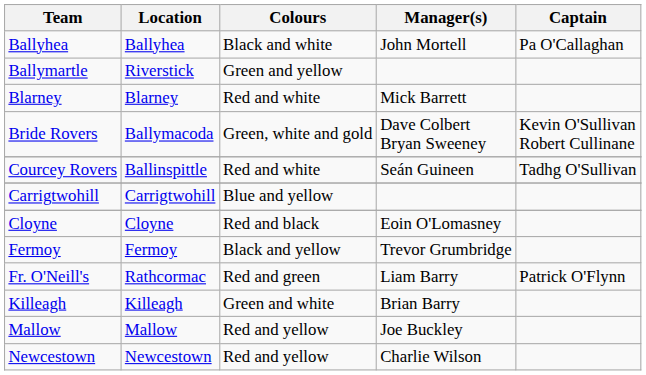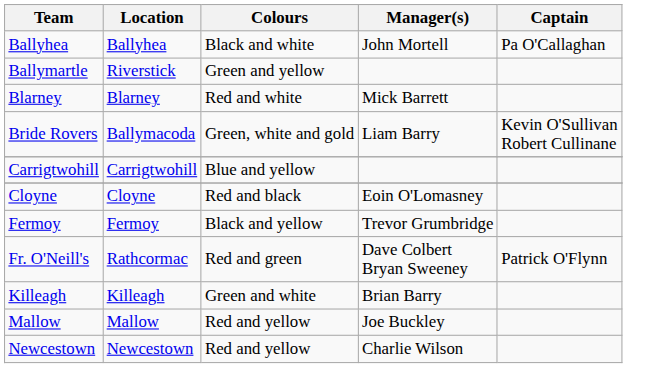(433, 133) Dave Colbert Bryan Sweeney -> (401, 133) Liam Barry
- row: (63, 169)
(419, 276) Liam Barry -> (415, 259) Dave Colbert Bryan Sweeney
